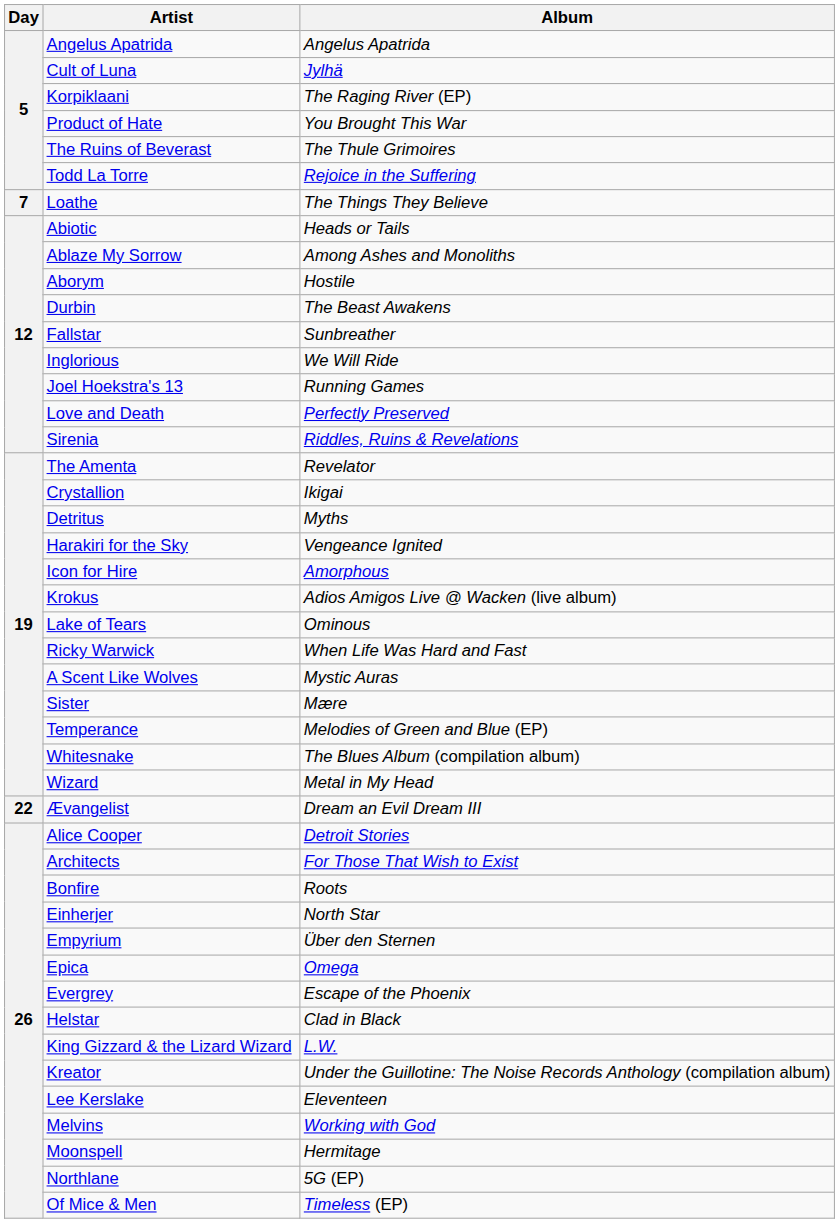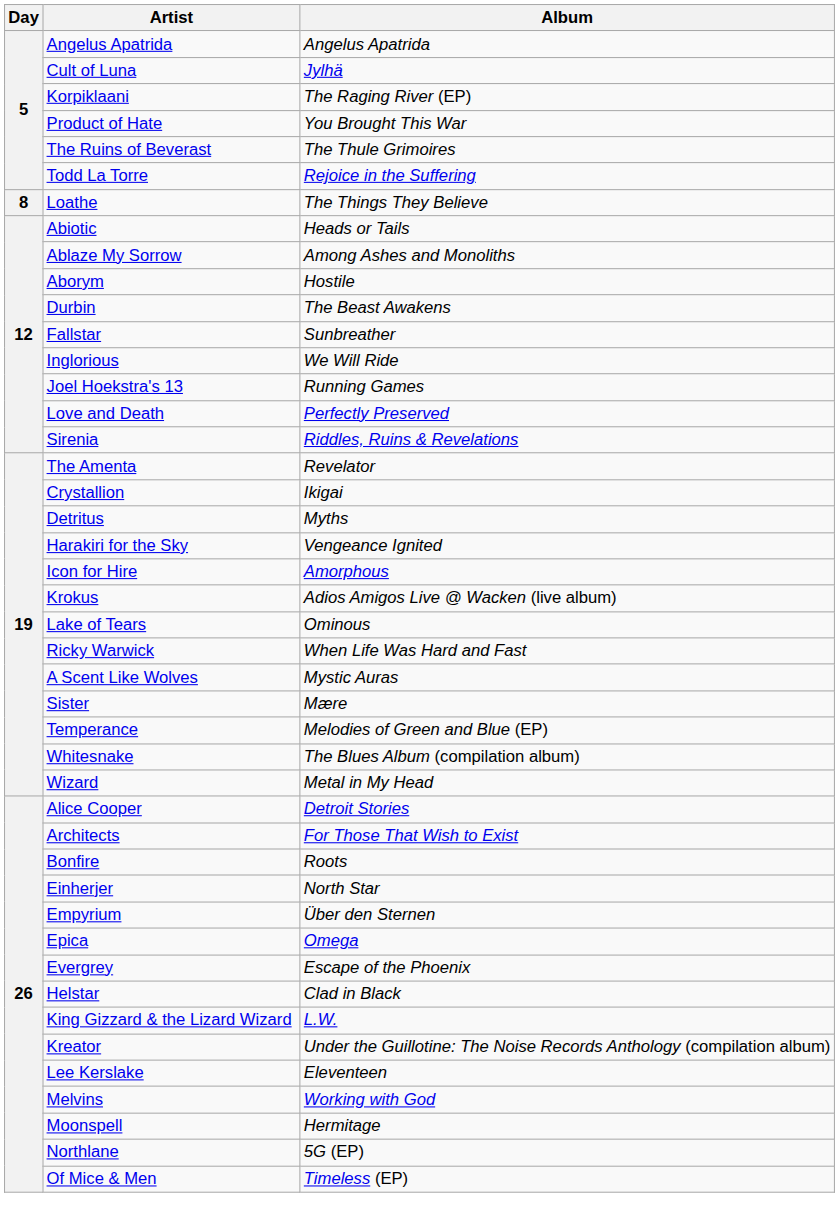(24, 202) 7 -> (24, 202) 8
- row: (88, 809)
